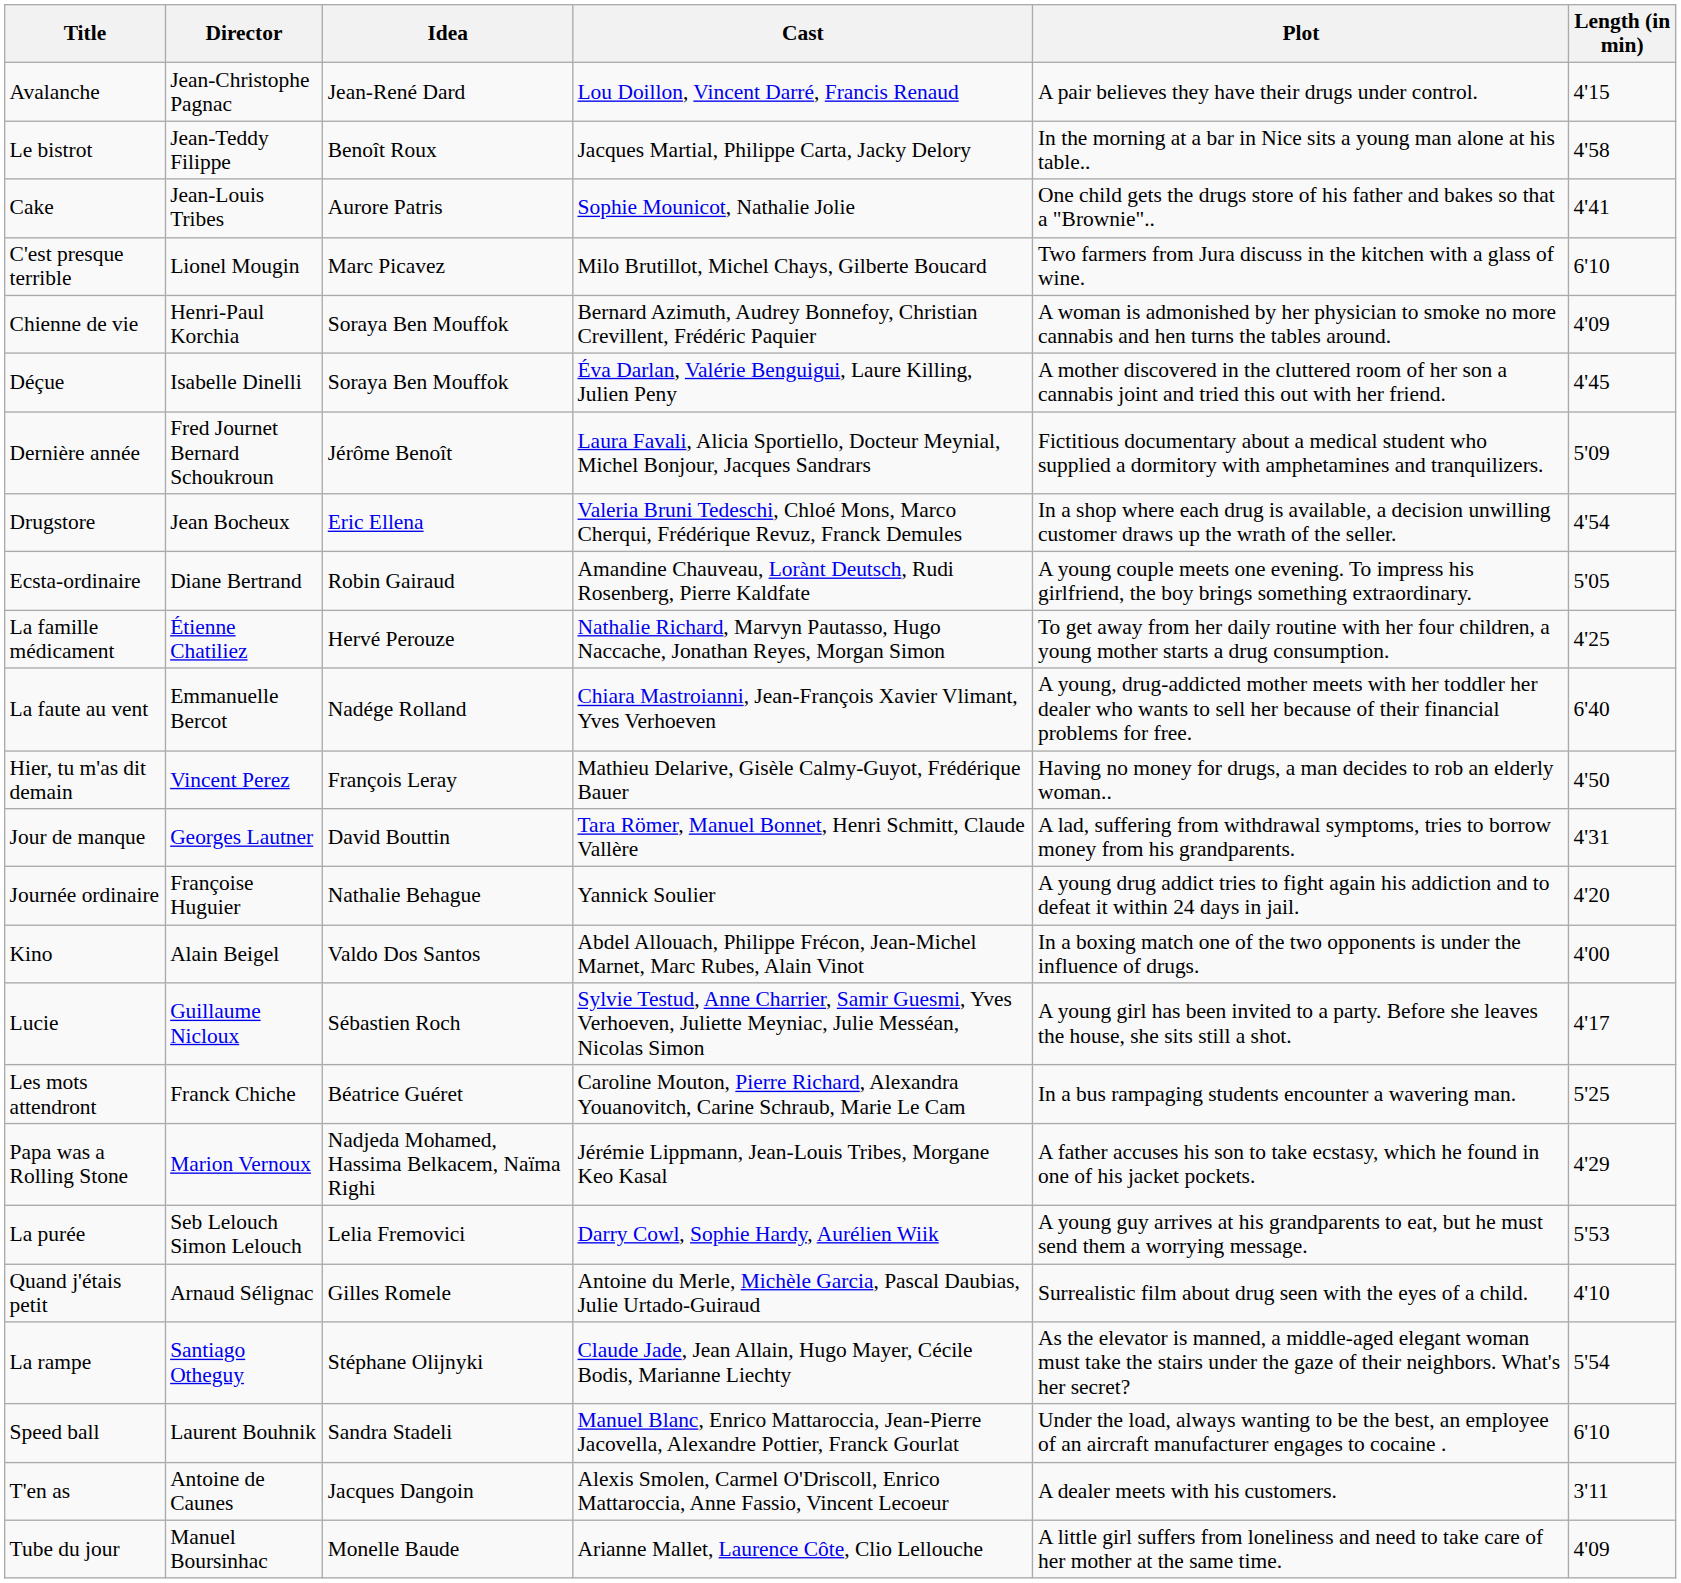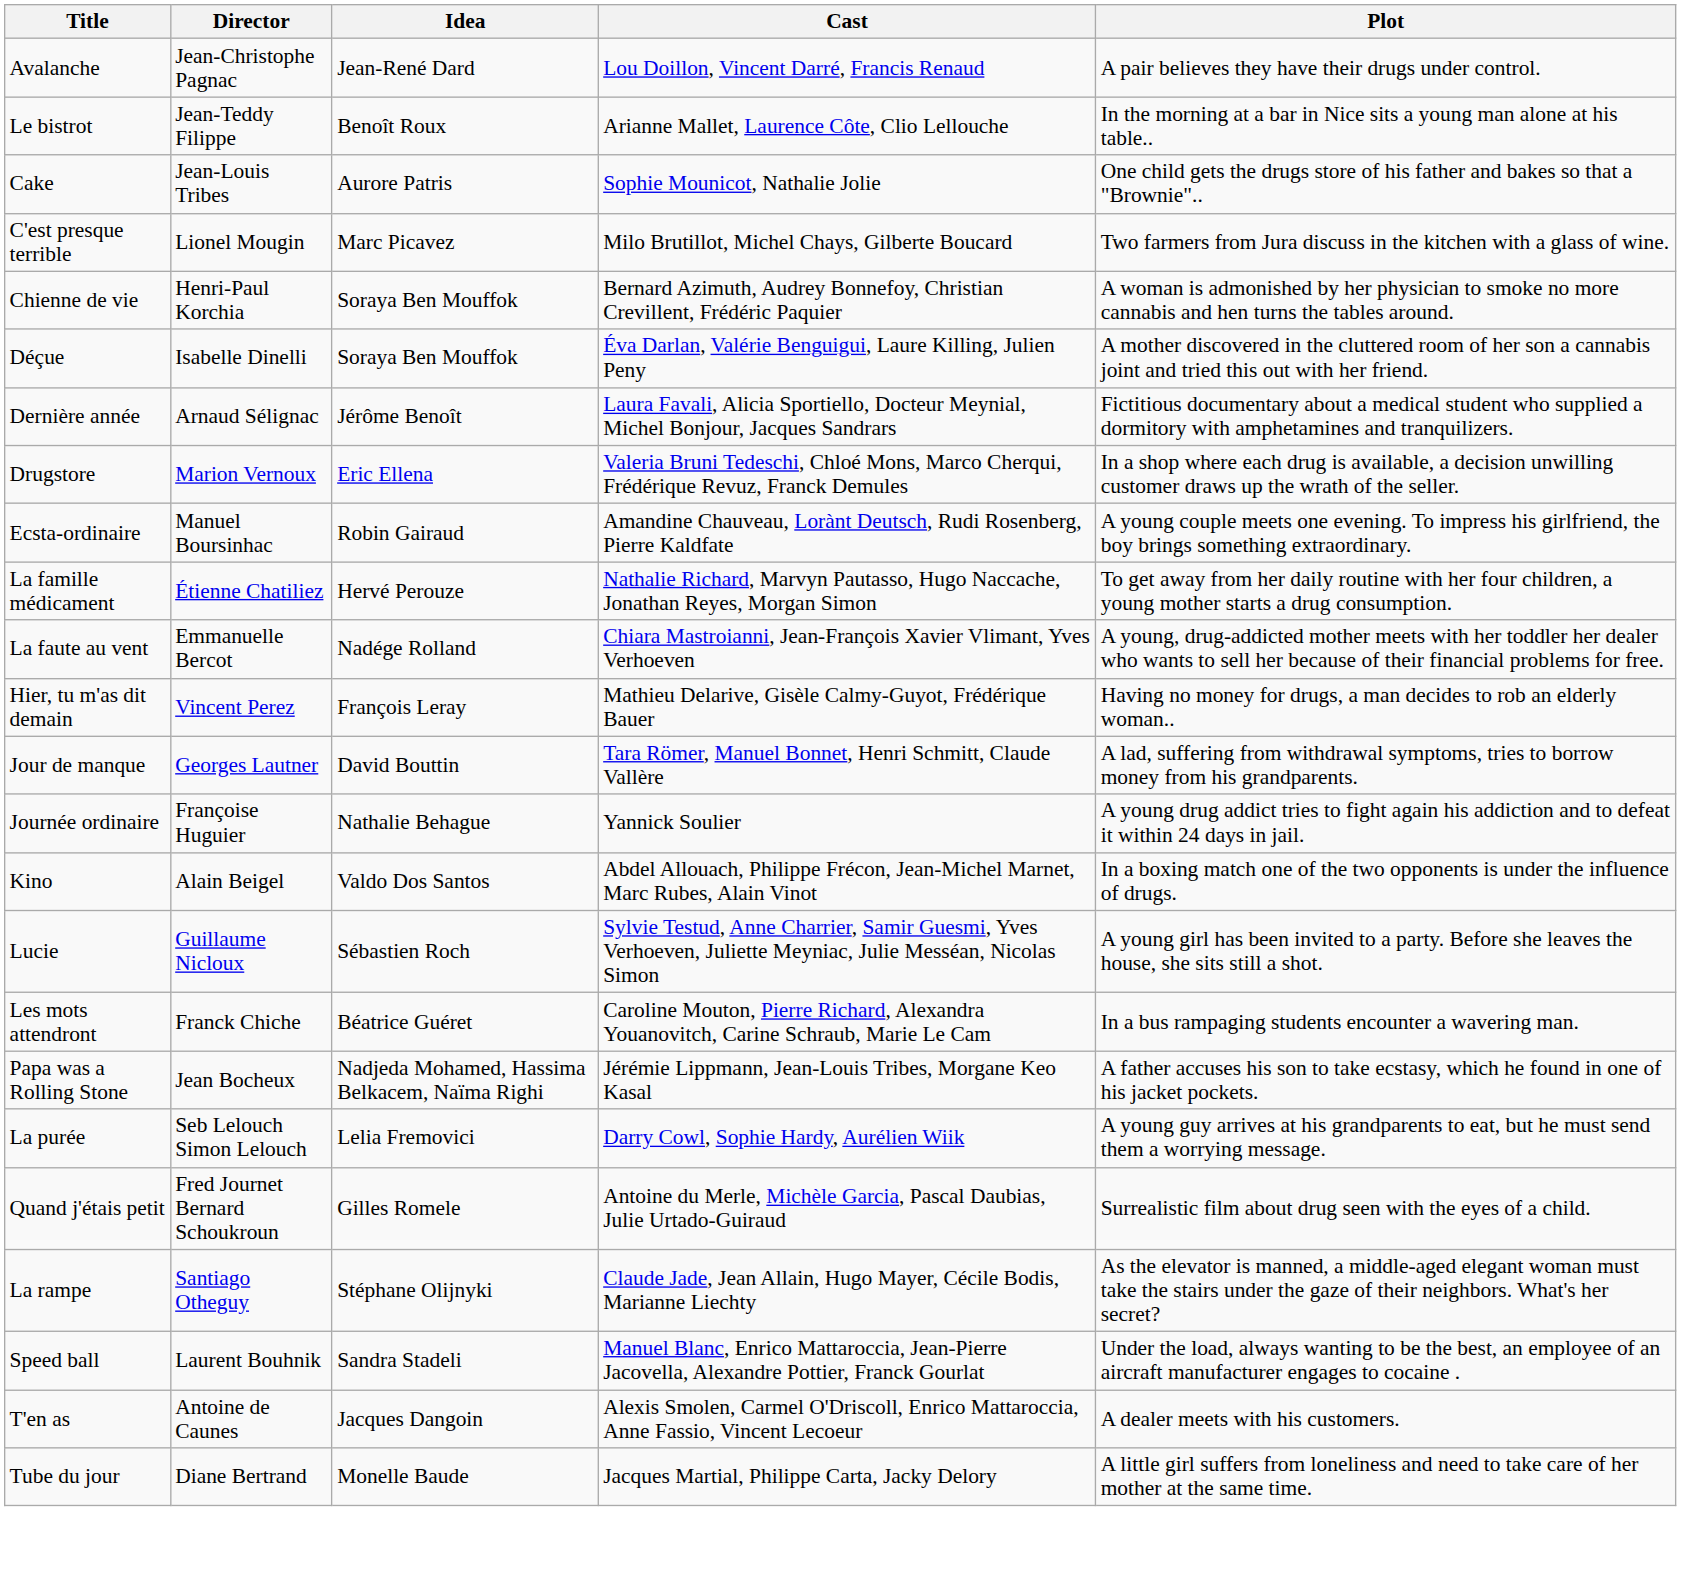- column: (1622, 33)
(774, 149) Jacques Martial, Philippe Carta, Jacky Delory -> (806, 125) Arianne Mallet, Laurence Côte, Clio Lellouche
(224, 452) Fred Journet Bernard Schoukroun -> (247, 416) Arnaud Sélignac
(230, 522) Jean Bocheux -> (246, 474) Marion Vernoux
(236, 580) Diane Bertrand -> (224, 532) Manuel Boursinhac
(241, 1164) Marion Vernoux -> (235, 1079) Jean Bocheux
(242, 1292) Arnaud Sélignac -> (229, 1208) Fred Journet Bernard Schoukroun
(219, 1549) Manuel Boursinhac -> (241, 1476) Diane Bertrand
(780, 1549) Arianne Mallet, Laurence Côte, Clio Lellouche -> (800, 1476) Jacques Martial, Philippe Carta, Jacky Delory
